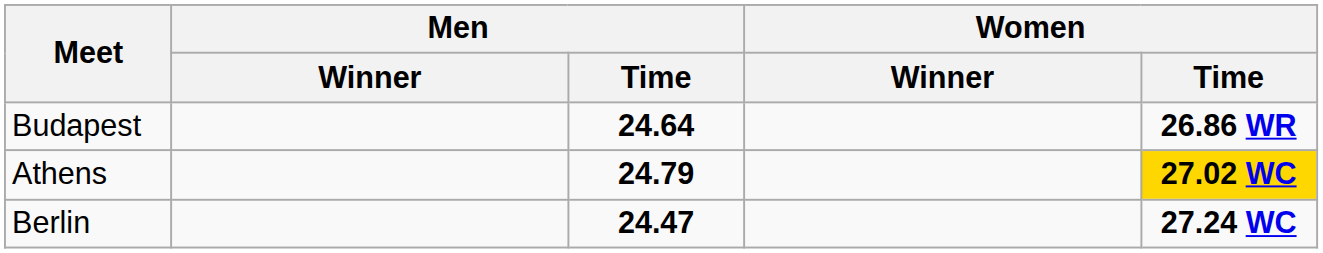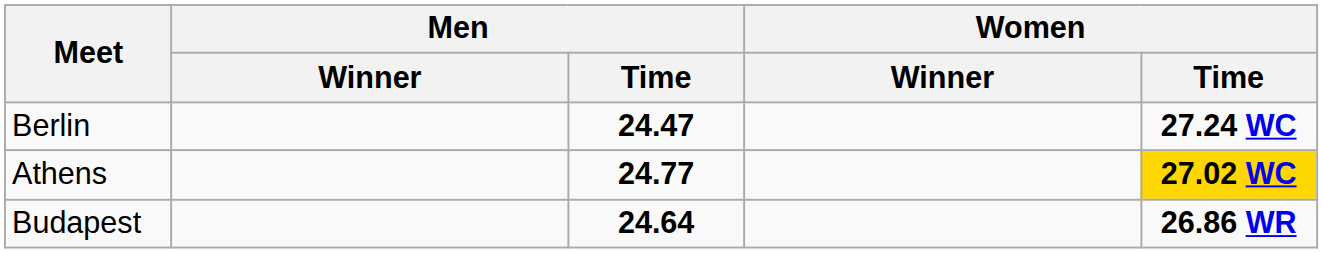rows swapped: (51, 222) <-> (77, 125)
(656, 174) 24.79 -> (656, 174) 24.77
